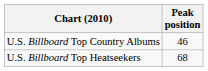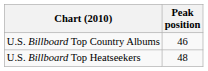(183, 58) 68 -> (183, 58) 48
